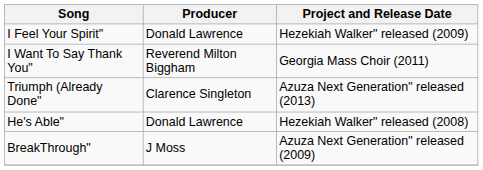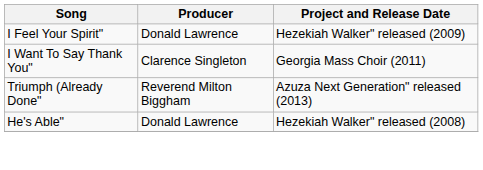(191, 61) Reverend Milton Biggham -> (194, 61) Clarence Singleton
(199, 94) Clarence Singleton -> (186, 94) Reverend Milton Biggham
- row: (49, 148)
